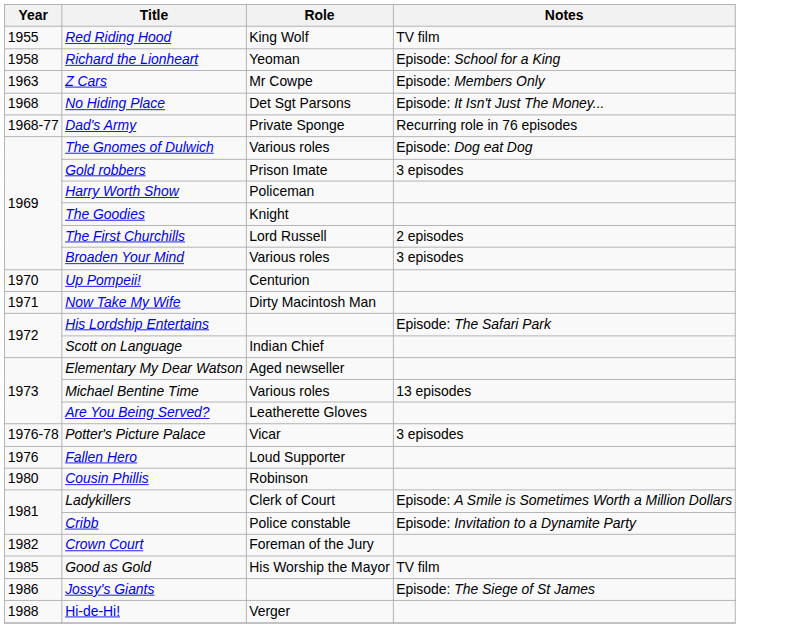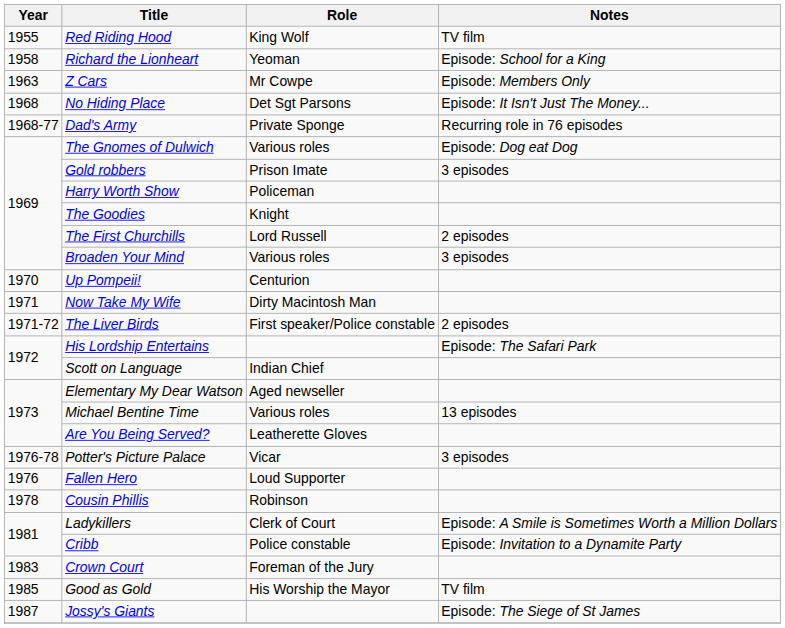+ row: (112, 324)
(23, 479) 1980 -> (23, 501) 1978
(23, 545) 1982 -> (23, 567) 1983
(23, 589) 1986 -> (23, 611) 1987
- row: (93, 611)
